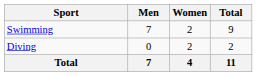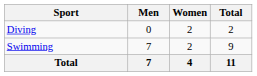rows swapped: (21, 46) <-> (30, 29)
